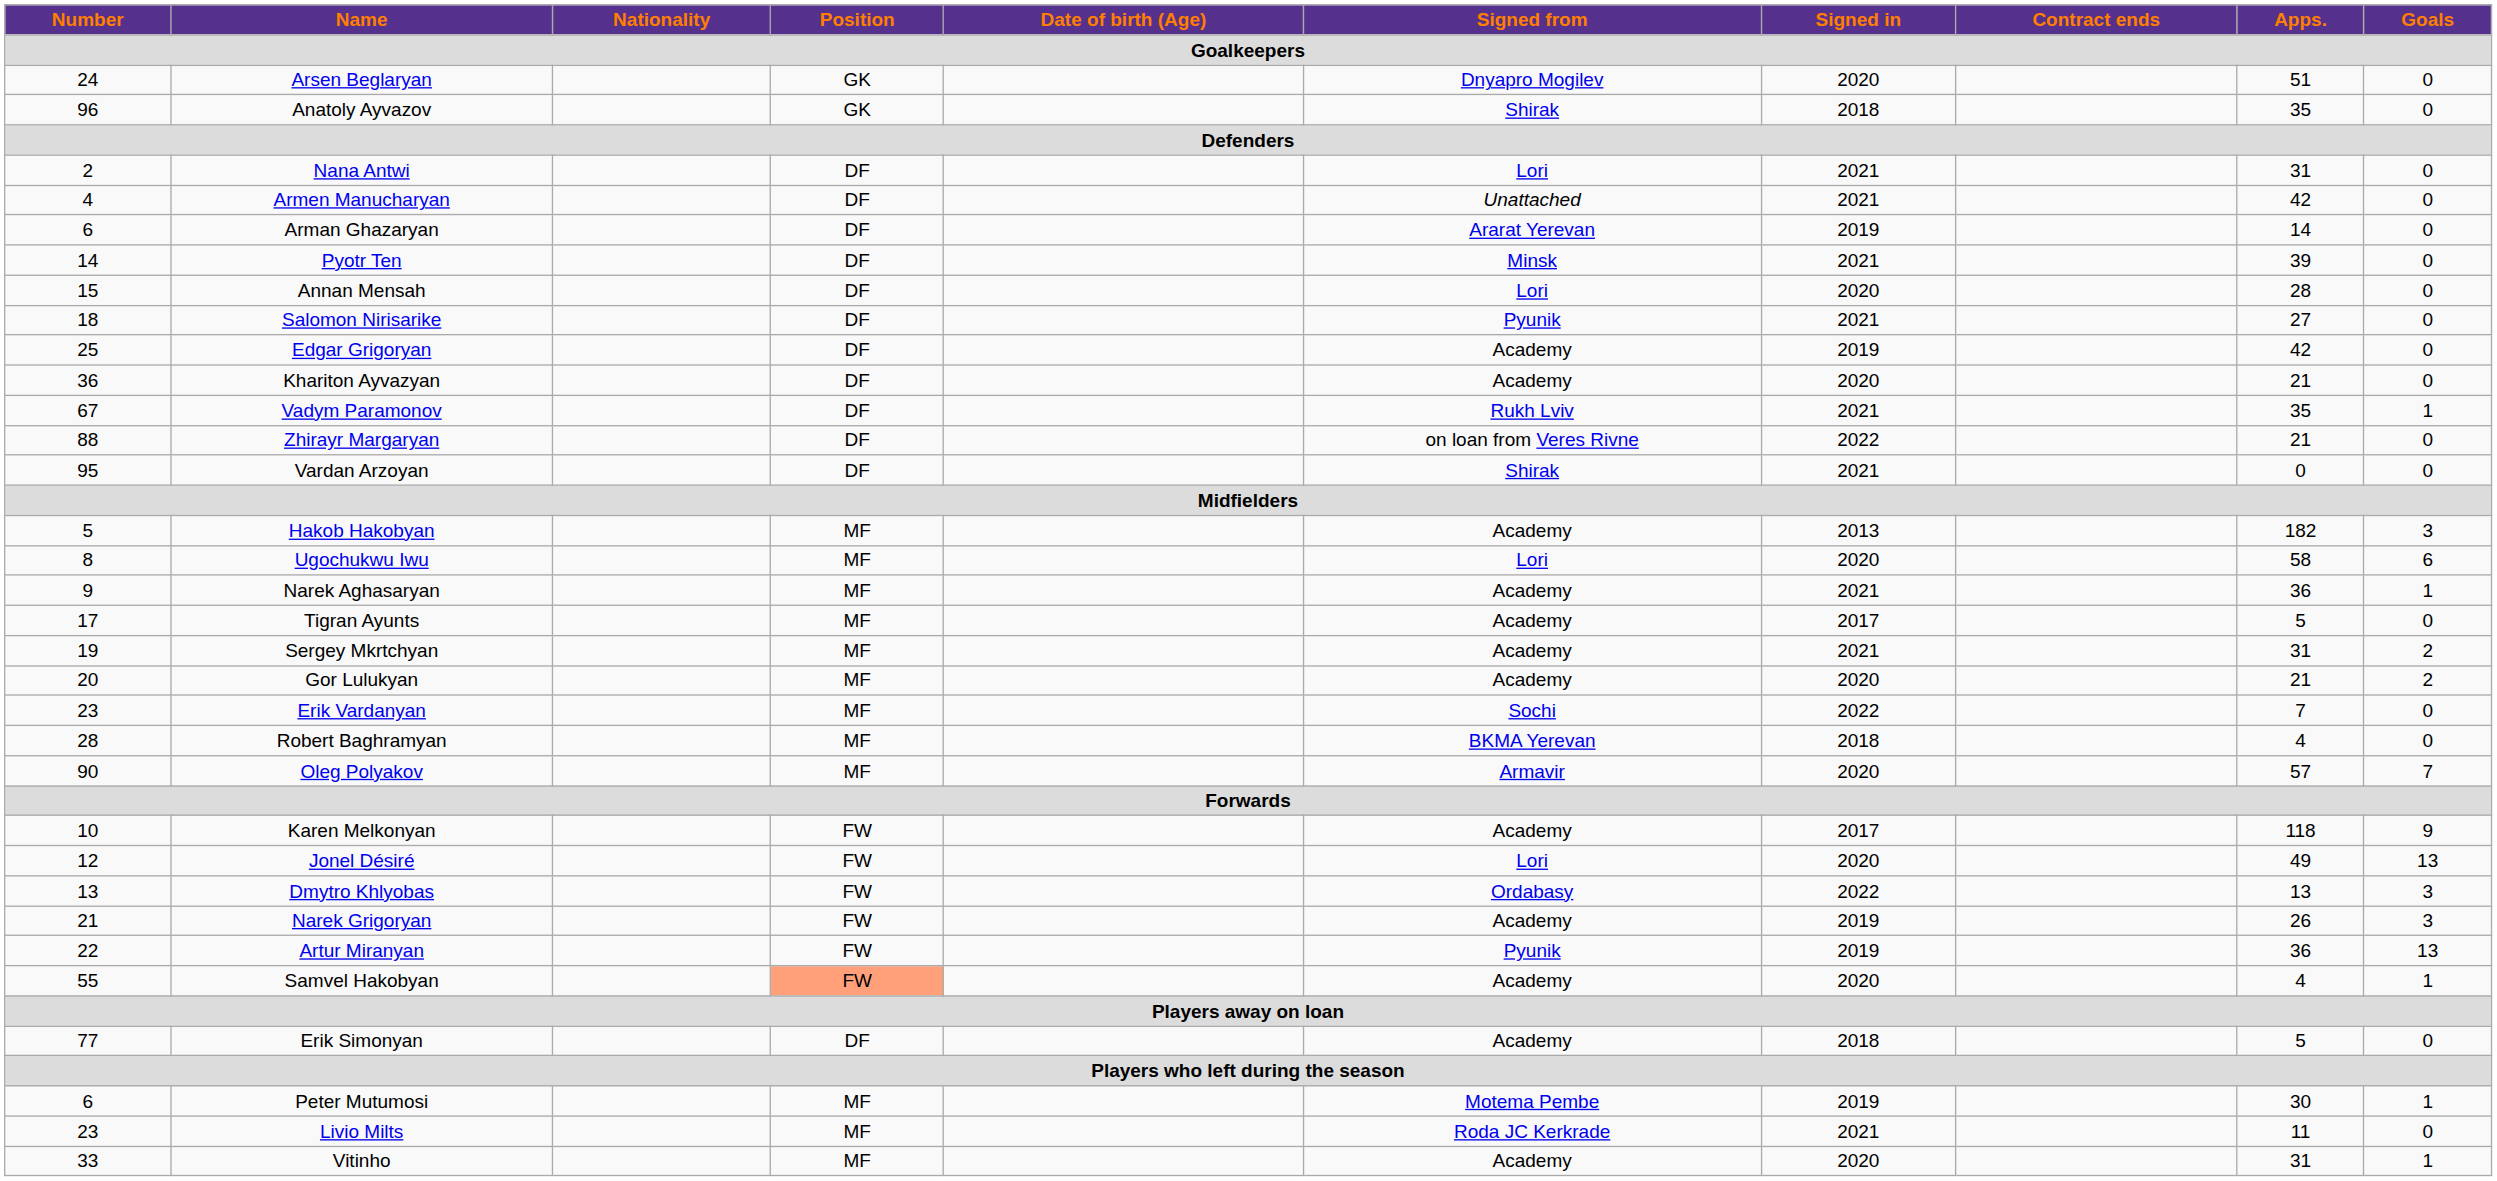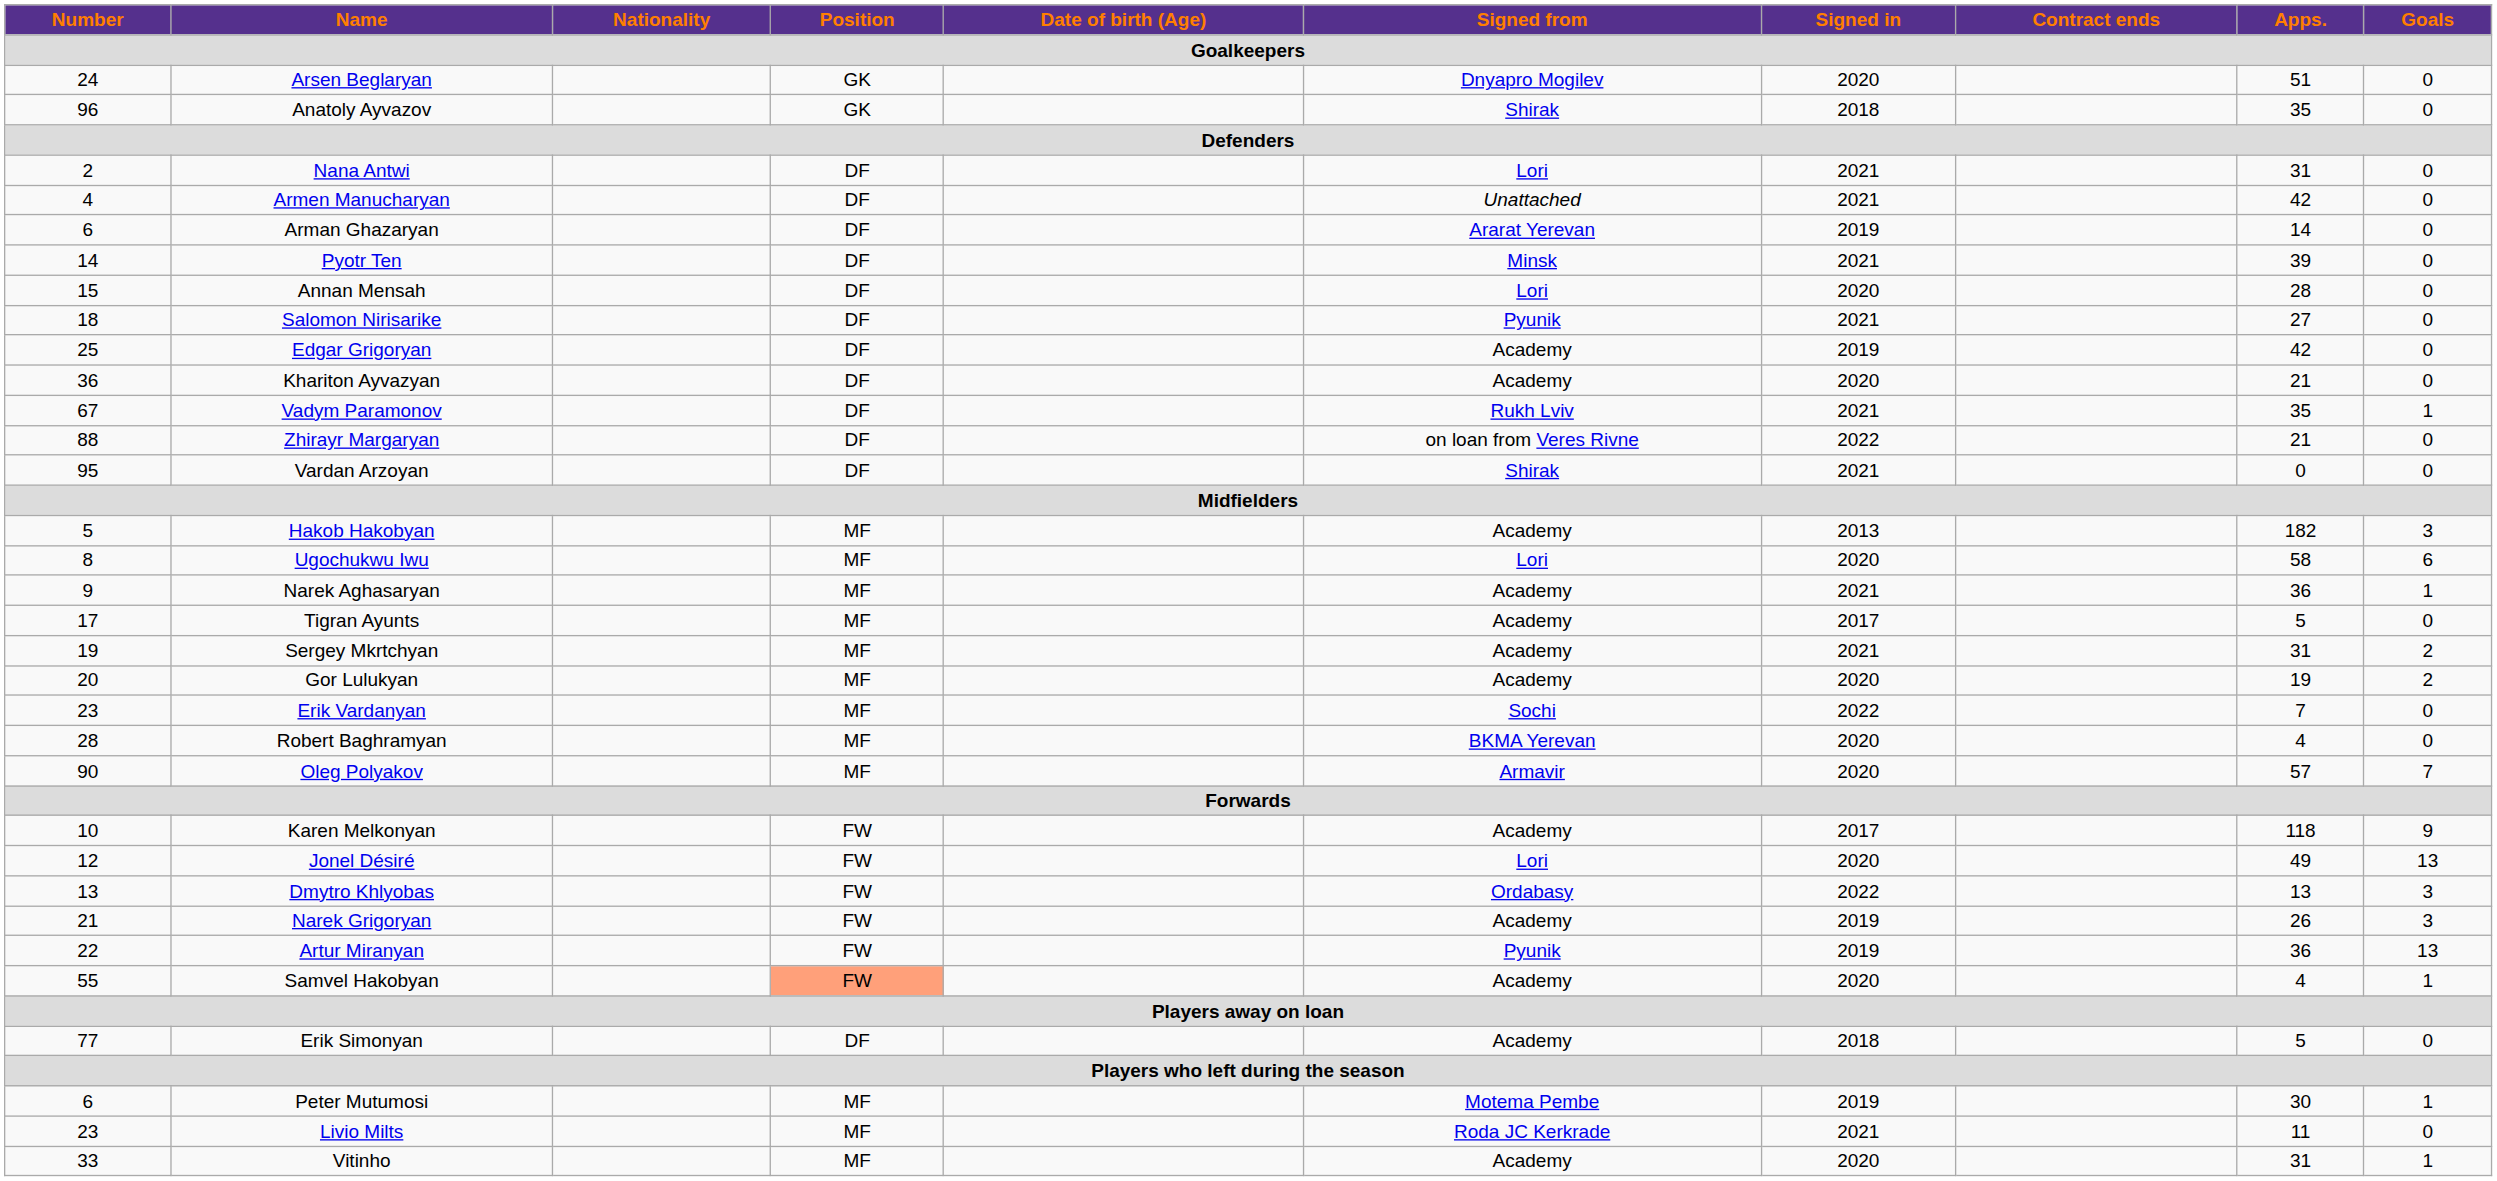(2301, 681) 21 -> (2301, 681) 19
(1858, 741) 2018 -> (1858, 741) 2020
